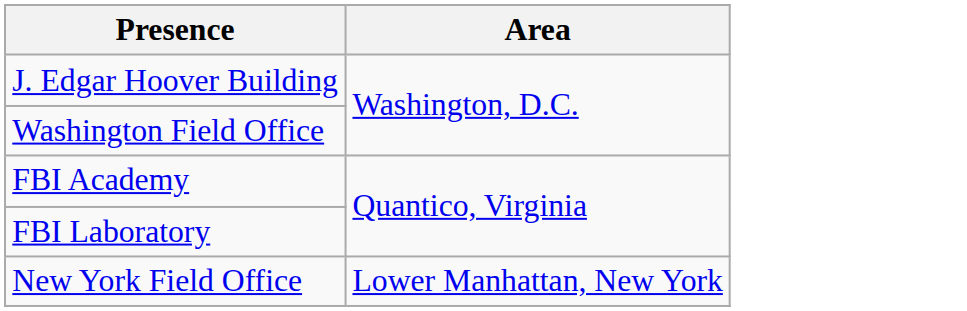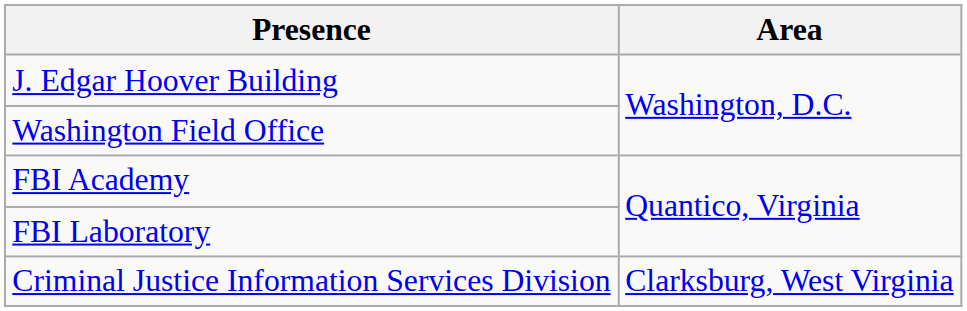- row: (157, 280)
+ row: (311, 280)
